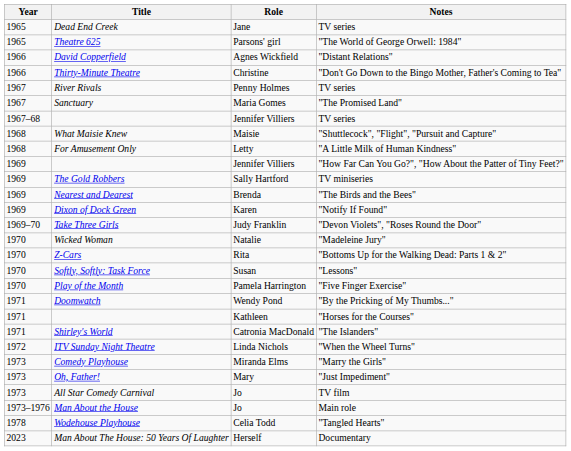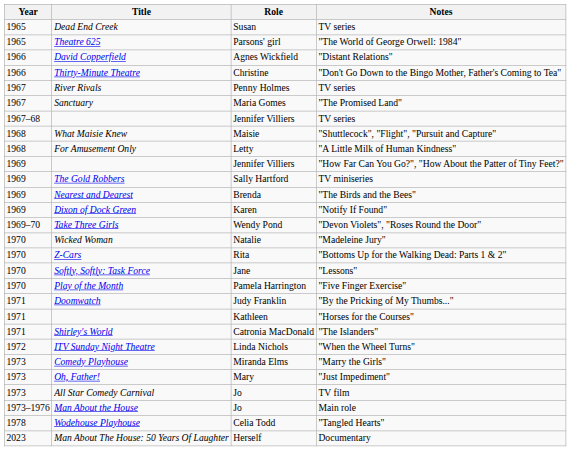(242, 27) Jane -> (245, 27) Susan
(260, 225) Judy Franklin -> (258, 225) Wendy Pond
(245, 270) Susan -> (242, 270) Jane
(258, 301) Wendy Pond -> (260, 301) Judy Franklin
